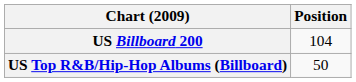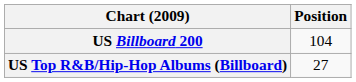(321, 65) 50 -> (321, 65) 27
